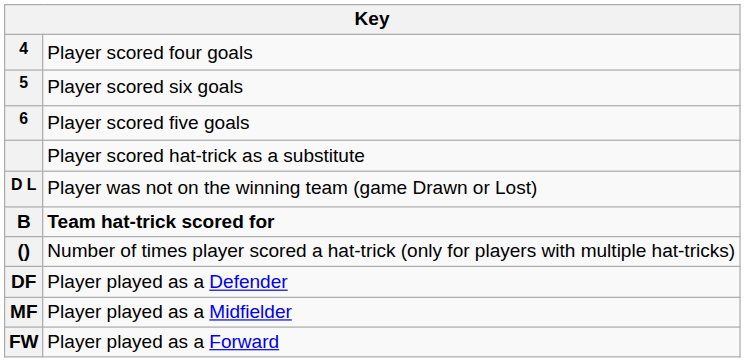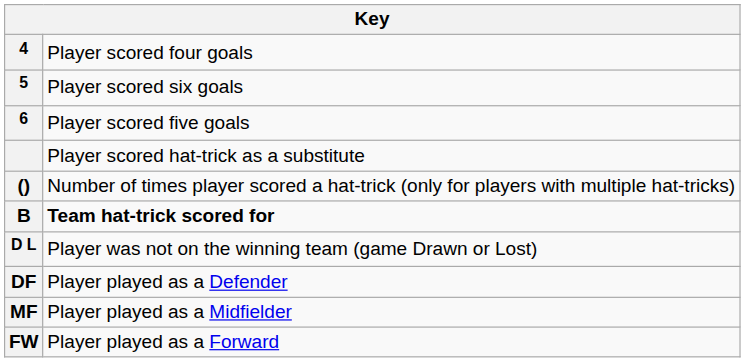rows swapped: (24, 184) <-> (24, 251)
